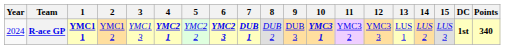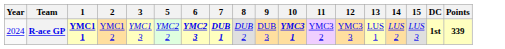- column: (168, 11)
(486, 31) 340 -> (458, 31) 339
